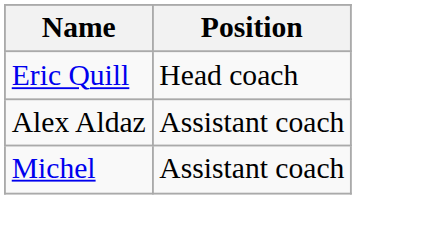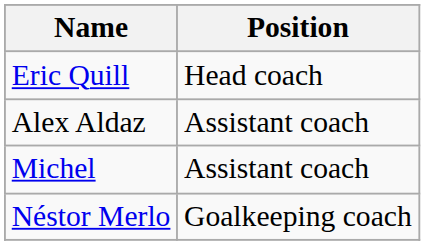+ row: (91, 215)
